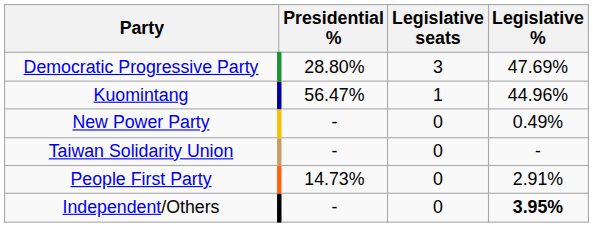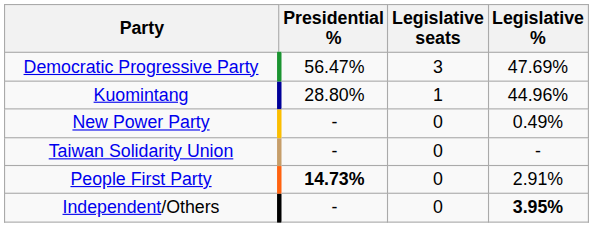(334, 66) 28.80% -> (334, 66) 56.47%
(334, 94) 56.47% -> (334, 94) 28.80%
(334, 179) normal -> (334, 179) bold
